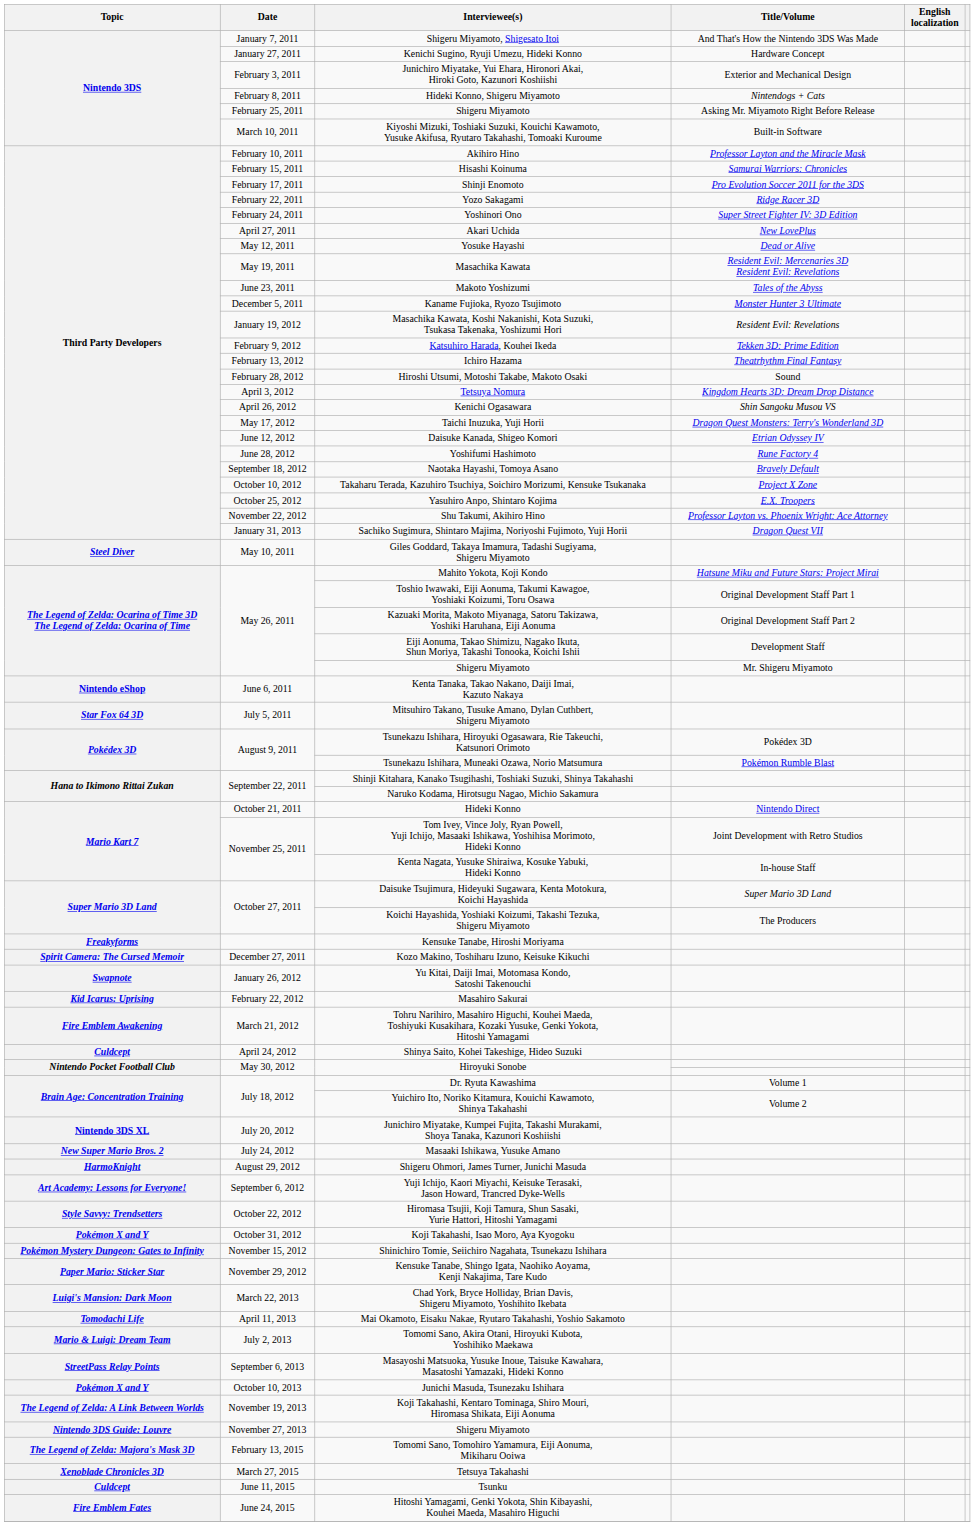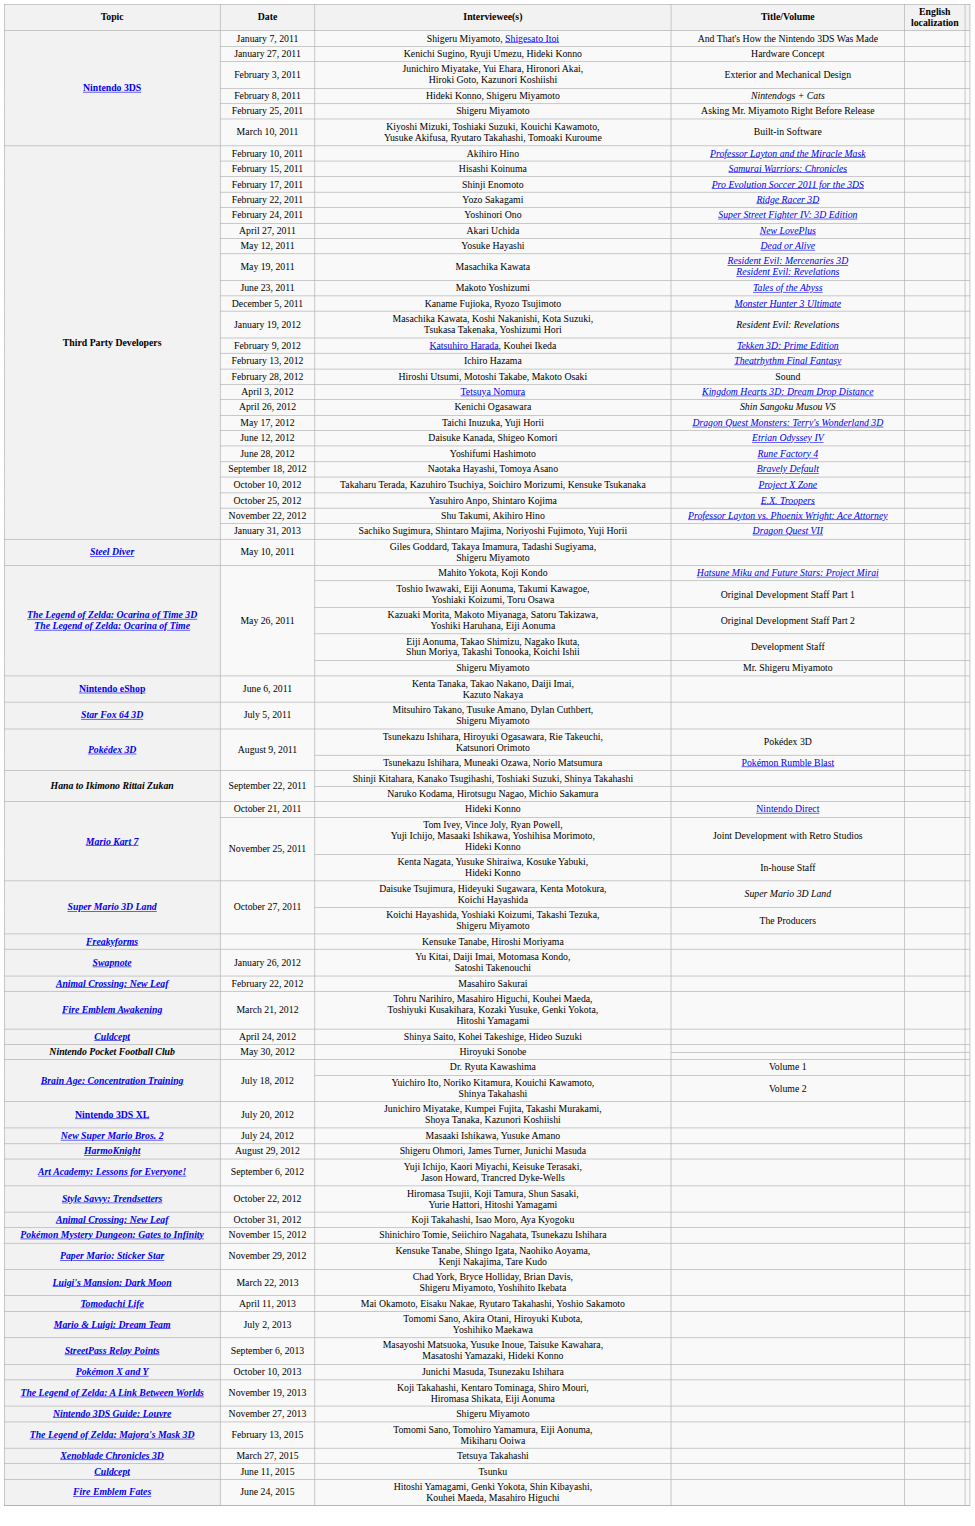- row: (267, 957)
(112, 999) Kid Icarus: Uprising -> (112, 983) Animal Crossing: New Leaf
(112, 1235) Pokémon X and Y -> (112, 1219) Animal Crossing: New Leaf
